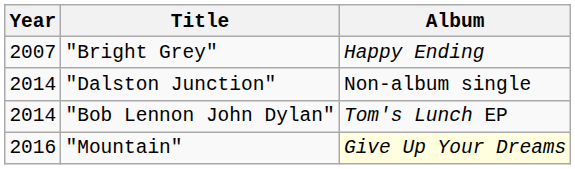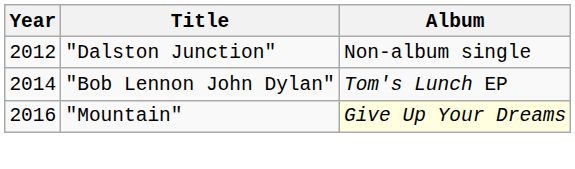- row: (142, 52)
(33, 84) 2014 -> (33, 52) 2012
